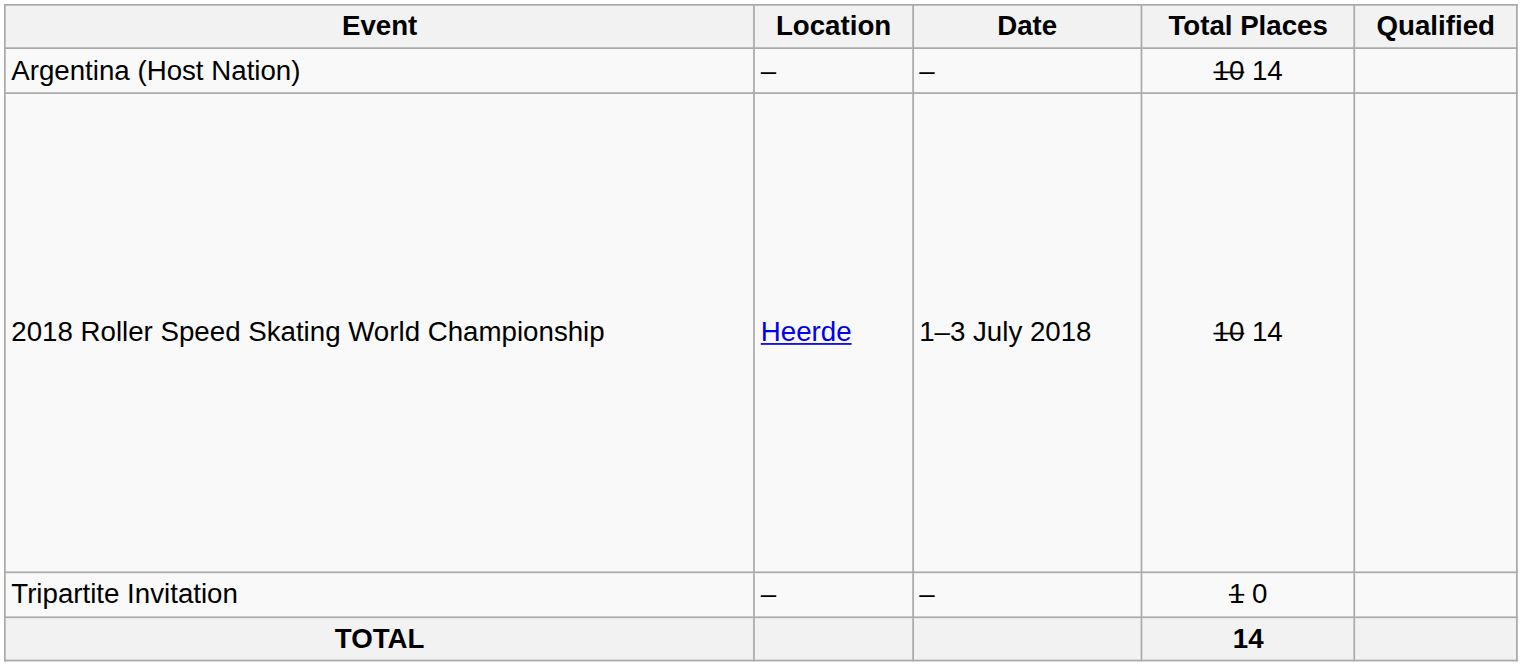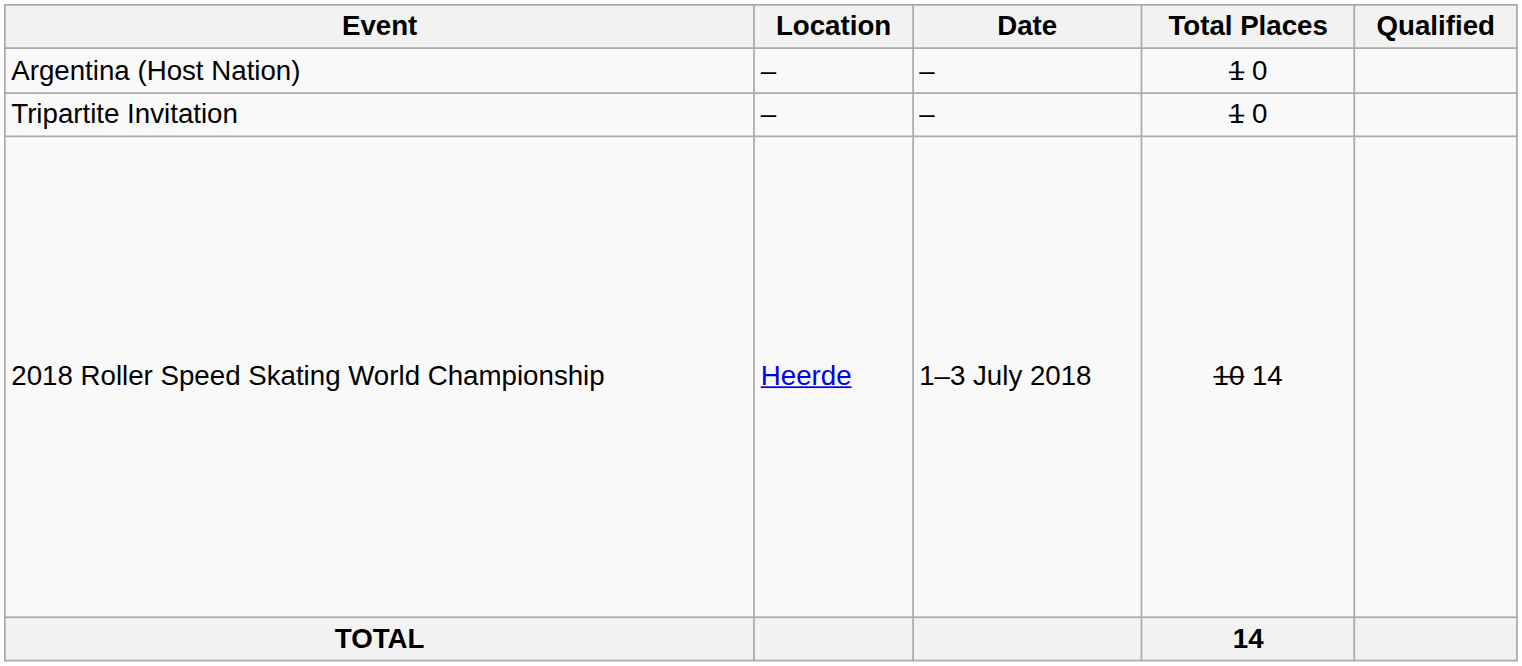(1248, 70) 10 14 -> (1248, 70) 1 0
rows swapped: (308, 332) <-> (125, 594)
